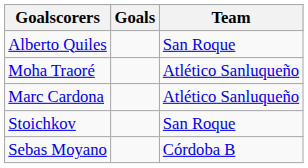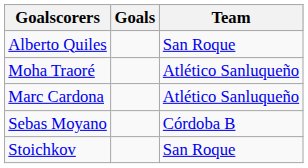rows swapped: (58, 149) <-> (42, 123)
